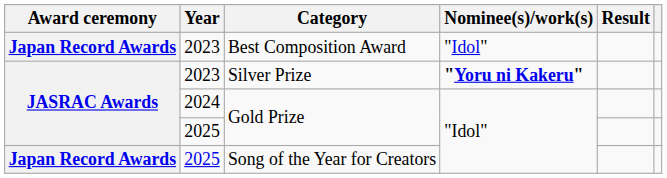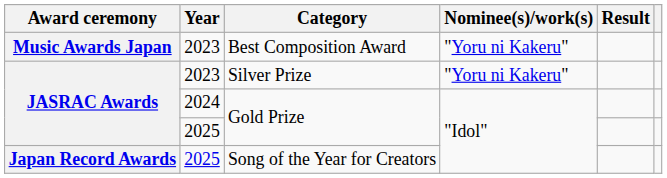(92, 46) Japan Record Awards -> (92, 46) Music Awards Japan
(466, 46) "Idol" -> (506, 46) "Yoru ni Kakeru"
(514, 74) bold -> (506, 74) normal
